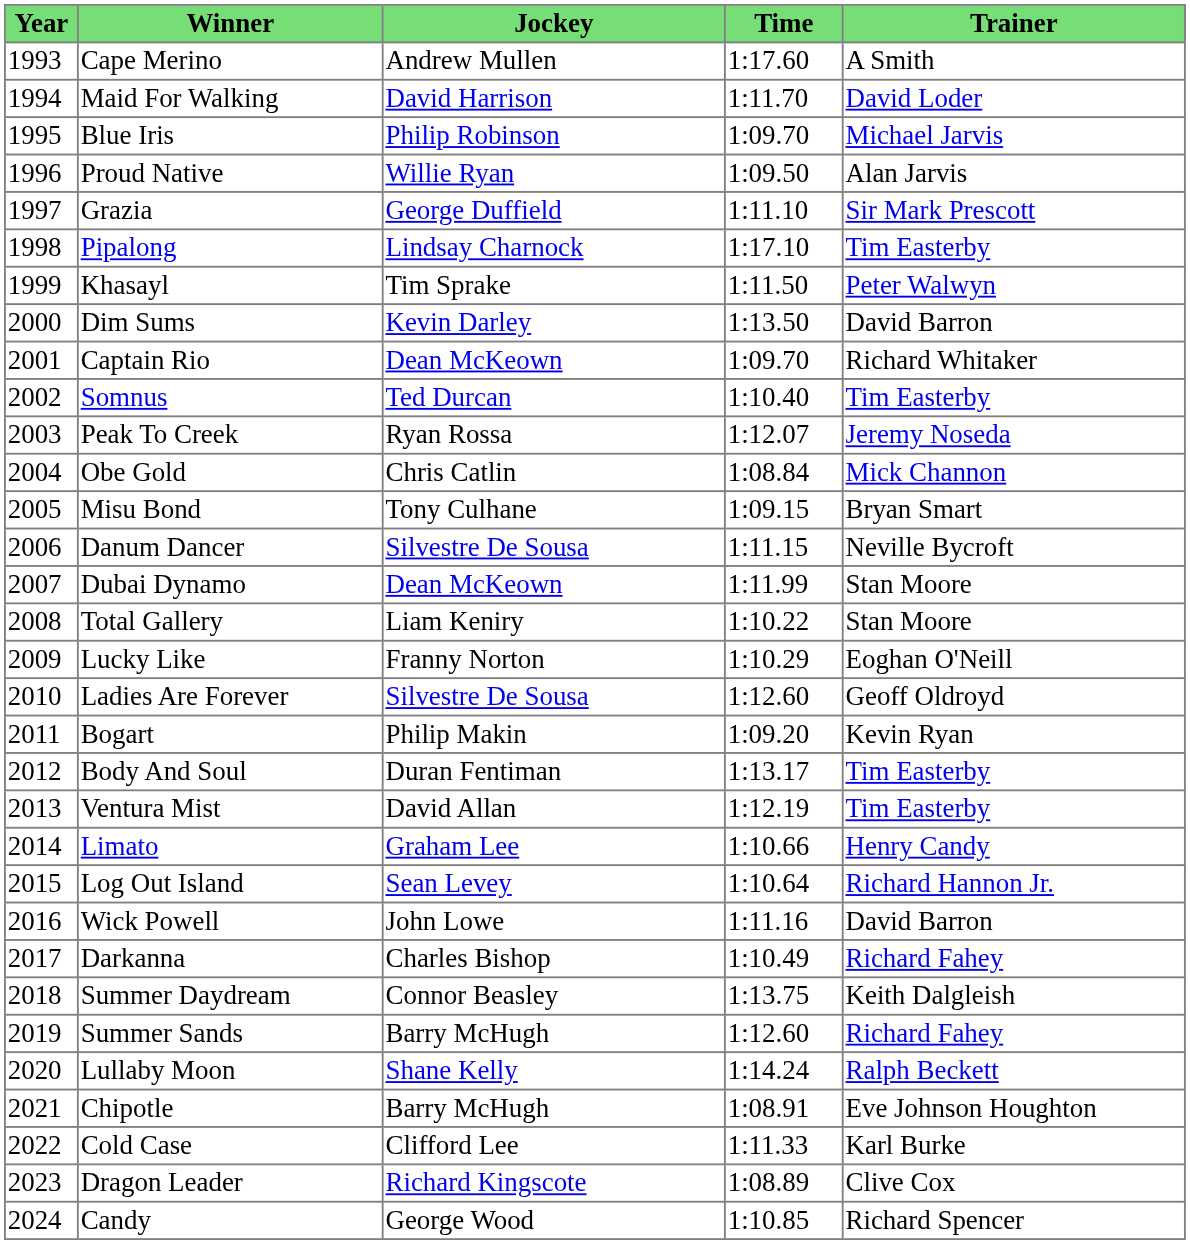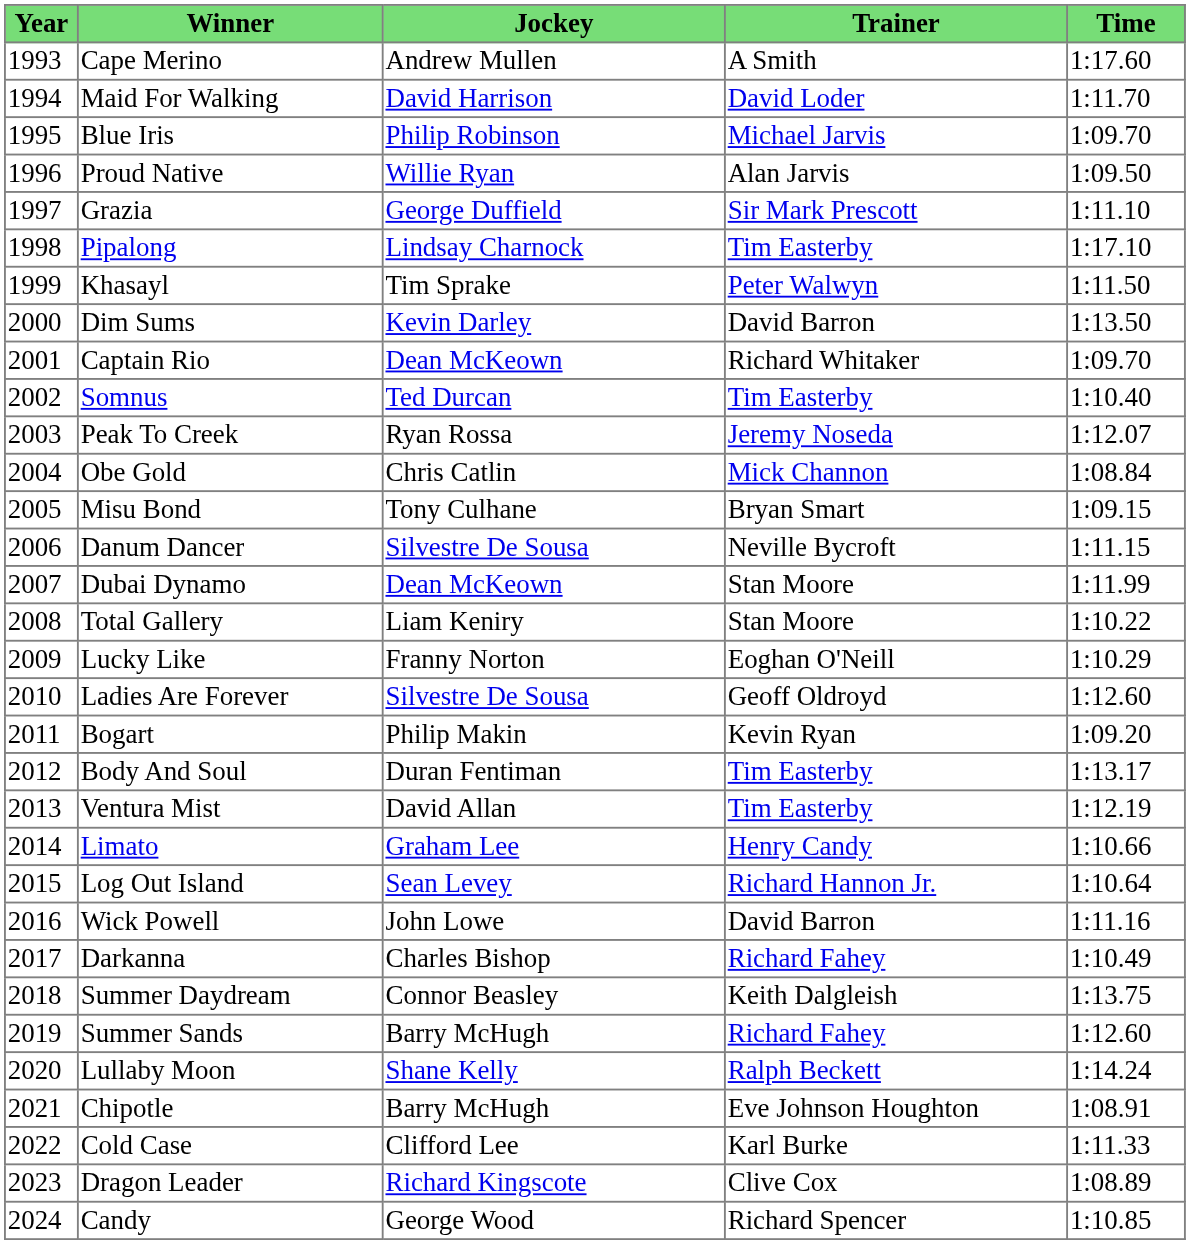columns swapped: (1014, 23) <-> (784, 23)
